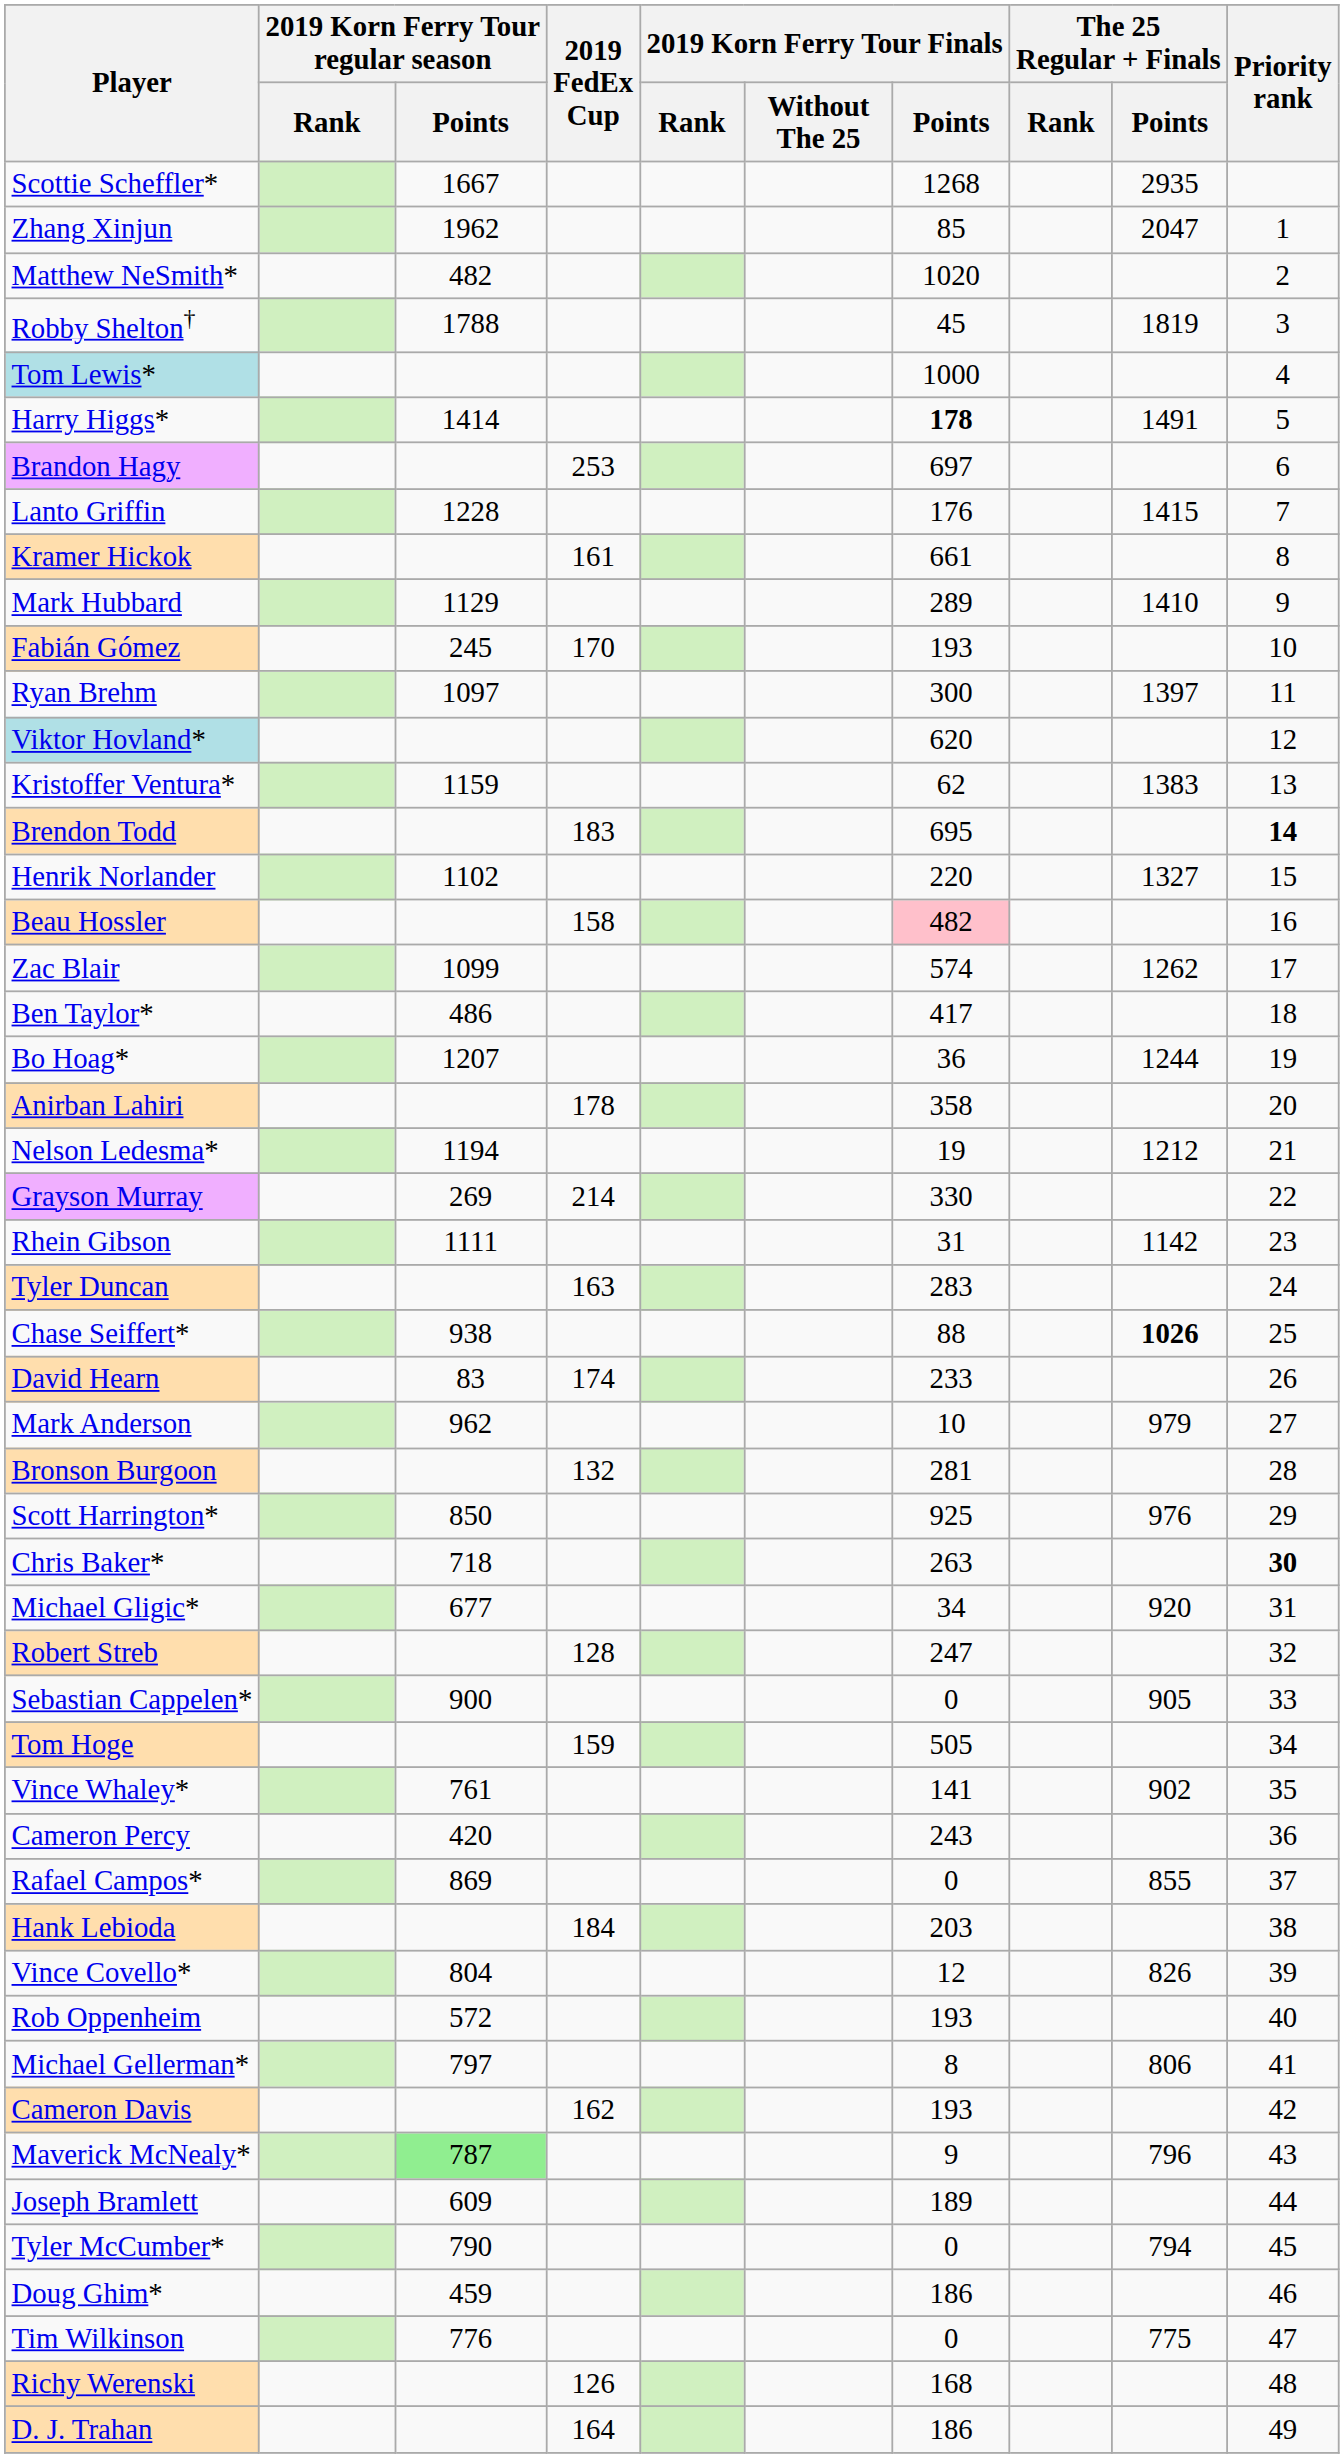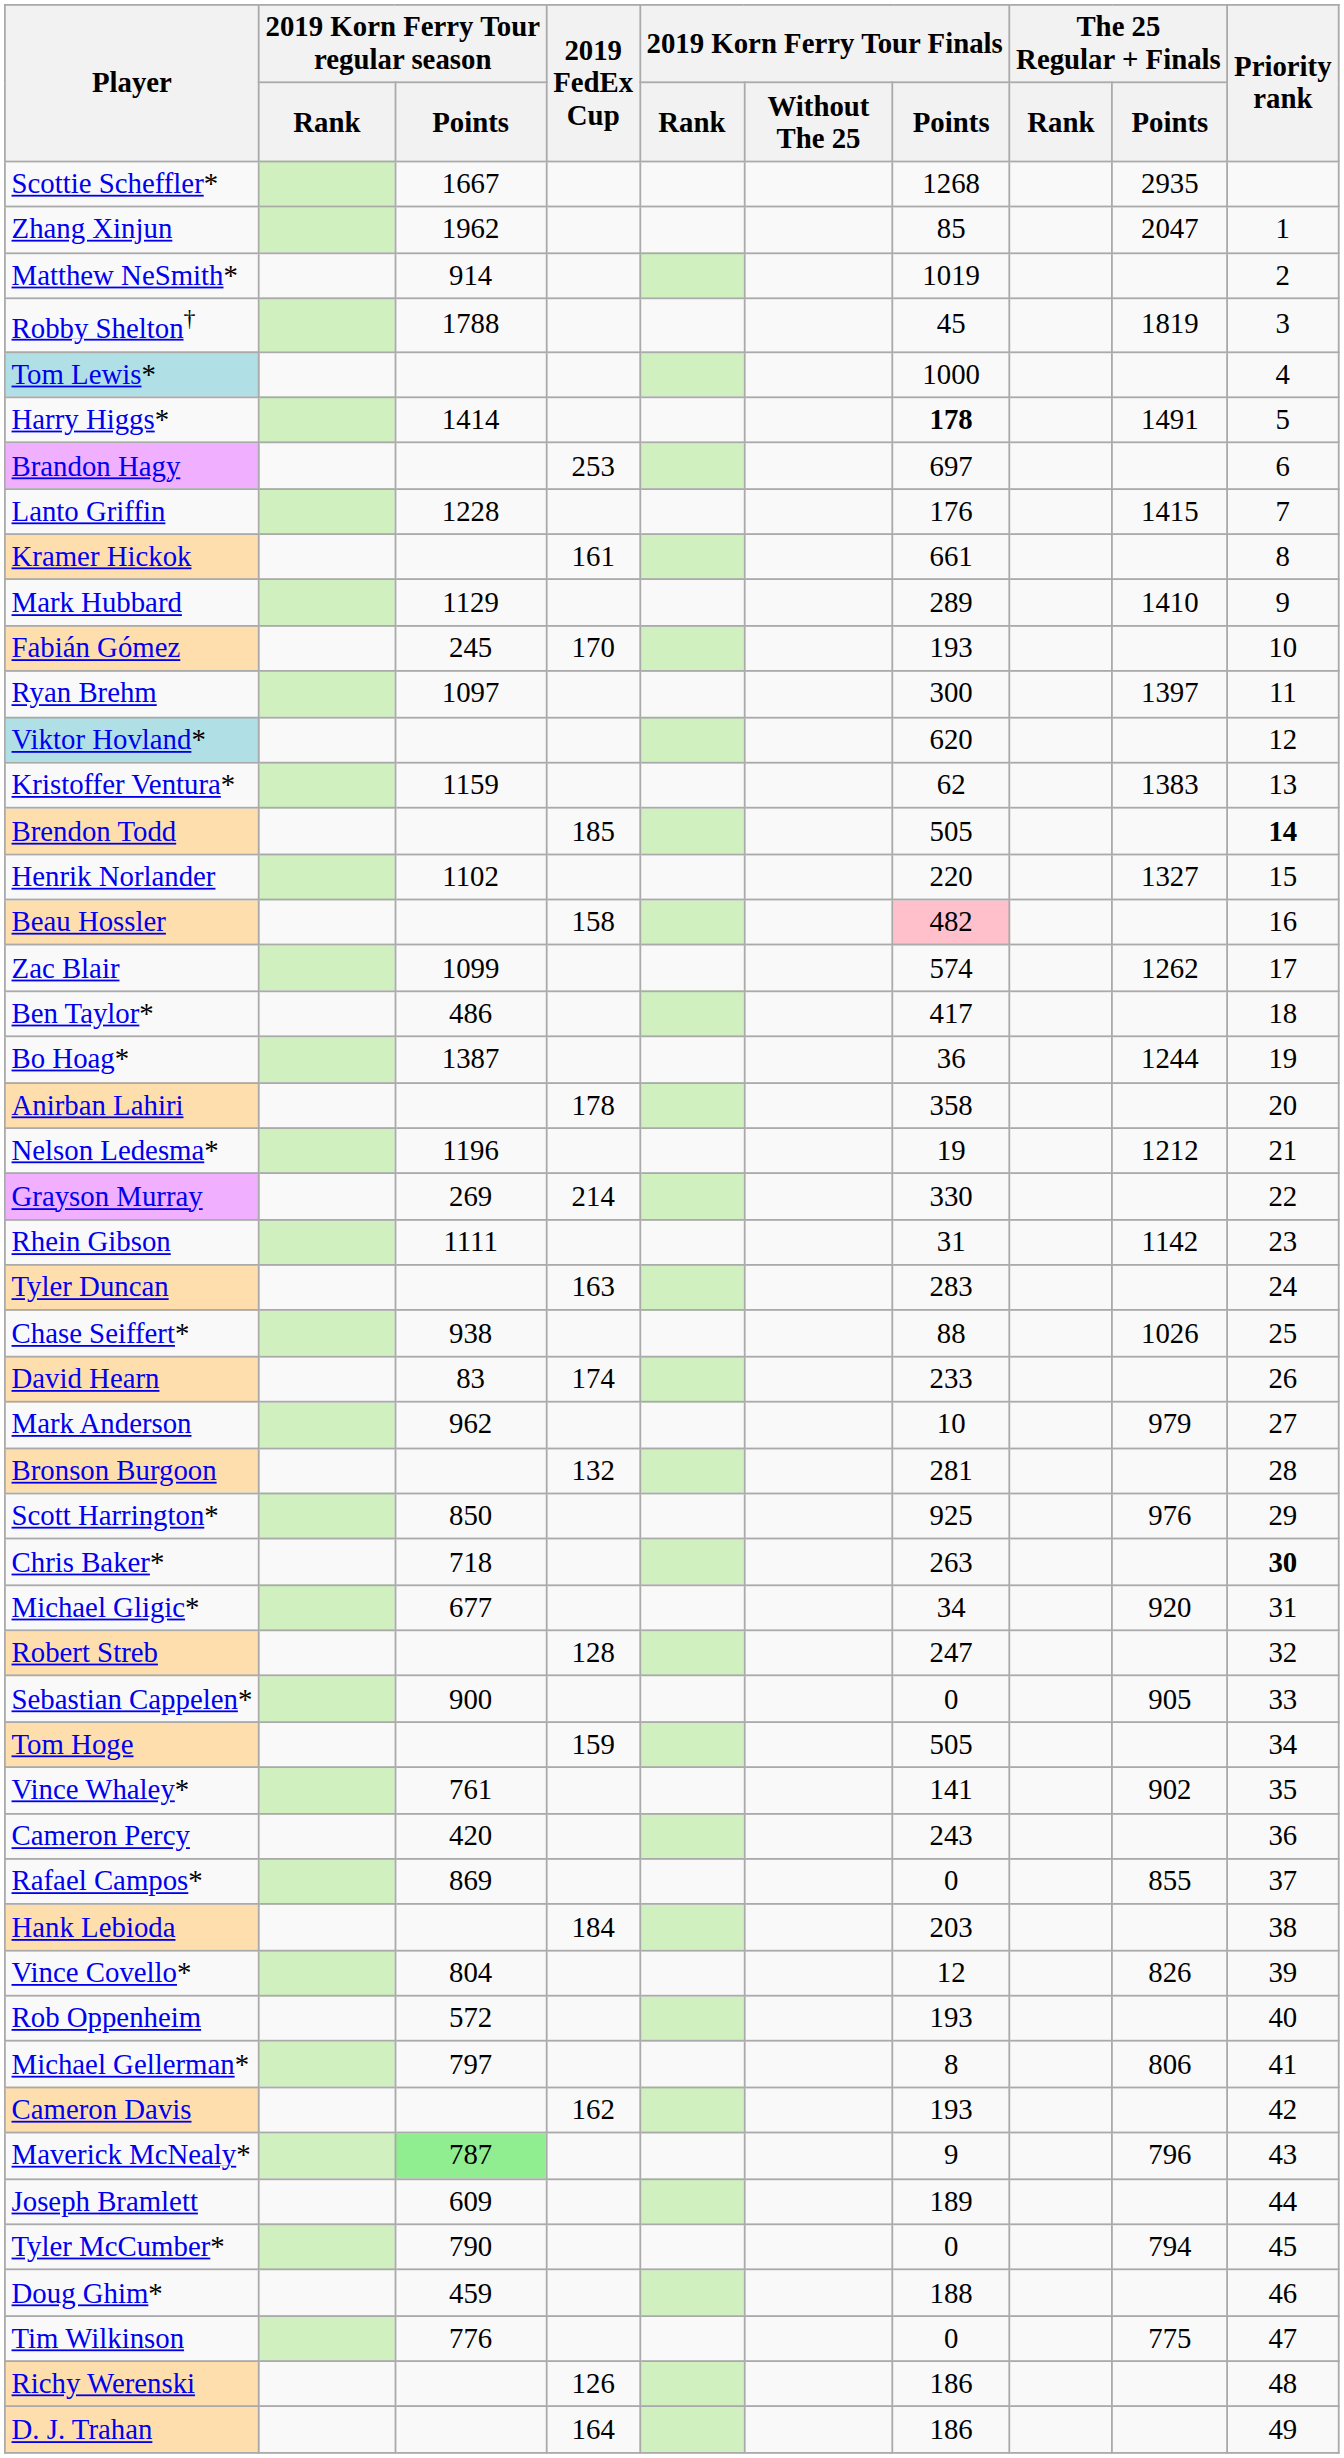(471, 274) 482 -> (471, 274) 914
(951, 274) 1020 -> (951, 274) 1019
(593, 830) 183 -> (593, 830) 185
(951, 830) 695 -> (951, 830) 505
(471, 1059) 1207 -> (471, 1059) 1387
(471, 1150) 1194 -> (471, 1150) 1196
(1170, 1333) bold -> (1170, 1333) normal
(951, 2292) 186 -> (951, 2292) 188
(951, 2383) 168 -> (951, 2383) 186
